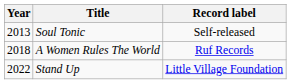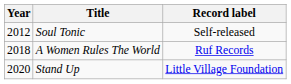(19, 32) 2013 -> (19, 32) 2012
(19, 69) 2022 -> (19, 69) 2020
